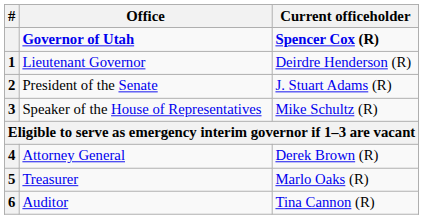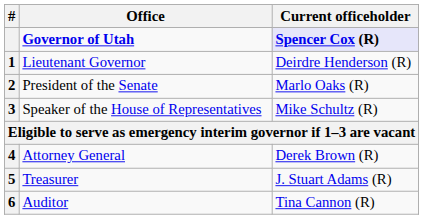(327, 39) no background -> (327, 39) lavender background
(334, 86) J. Stuart Adams (R) -> (322, 86) Marlo Oaks (R)
(322, 179) Marlo Oaks (R) -> (334, 179) J. Stuart Adams (R)
